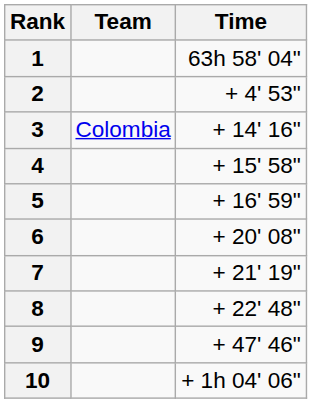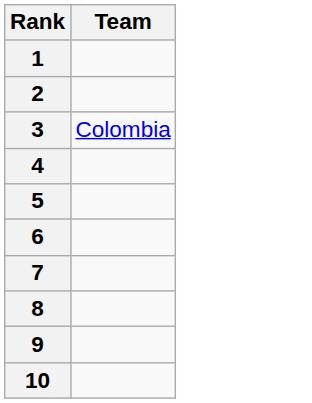- column: (241, 22)
